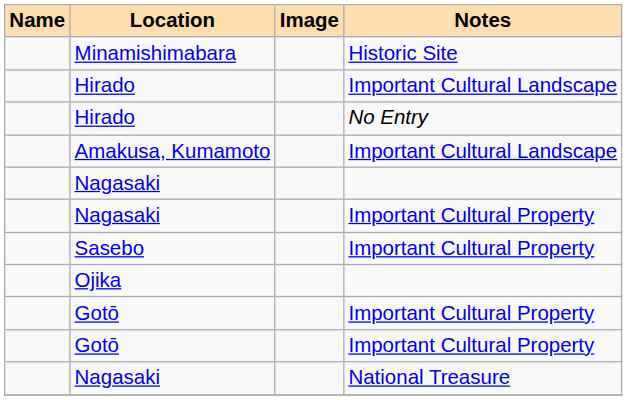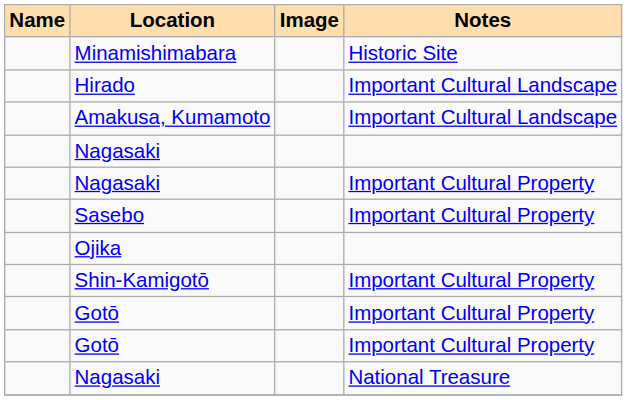- row: (105, 118)
+ row: (142, 280)
